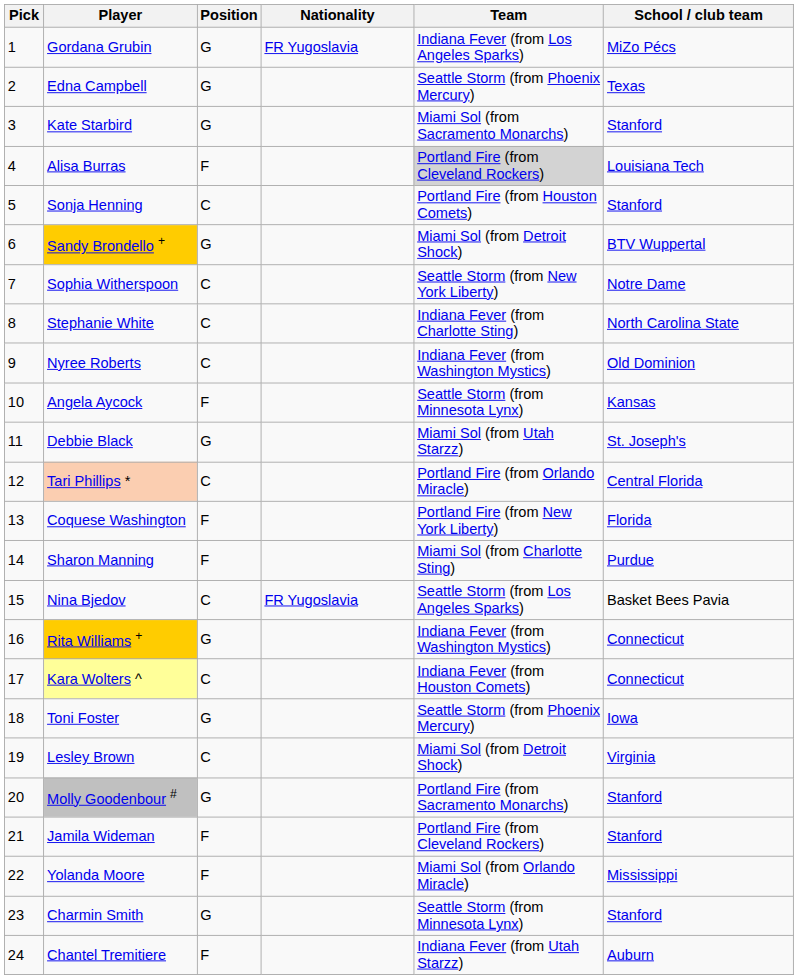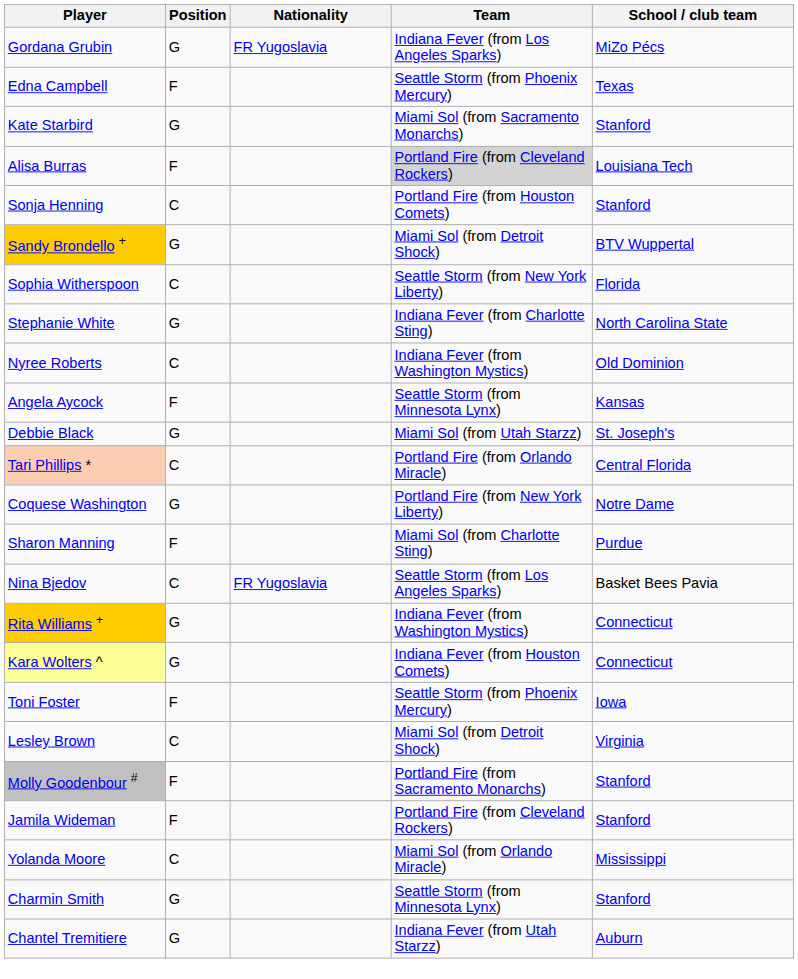- column: (24, 16)
(206, 86) G -> (173, 86) F
(646, 284) Notre Dame -> (618, 284) Florida
(206, 323) C -> (174, 323) G
(205, 520) F -> (174, 504) G
(629, 520) Florida -> (635, 504) Notre Dame
(206, 678) C -> (174, 662) G
(206, 718) G -> (173, 701) F
(206, 797) G -> (173, 780) F
(205, 876) F -> (174, 859) C
(205, 955) F -> (174, 938) G
